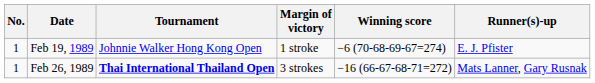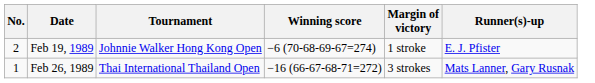columns swapped: (395, 21) <-> (306, 21)
(16, 48) 1 -> (16, 48) 2
(187, 68) bold -> (179, 68) normal
